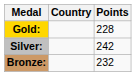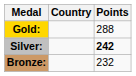(105, 29) 228 -> (105, 29) 288
(105, 46) normal -> (105, 46) bold
